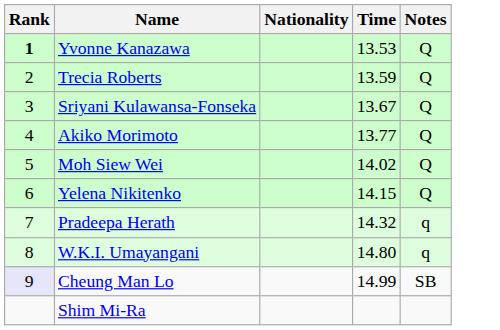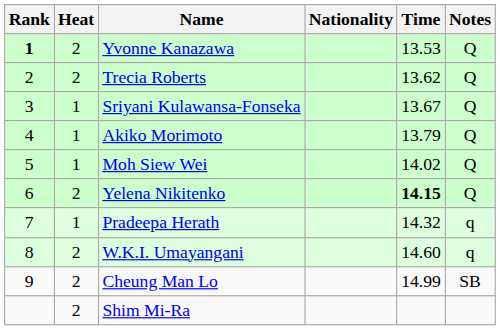+ column: (76, 19)
(377, 77) 13.59 -> (421, 77) 13.62
(377, 135) 13.77 -> (421, 135) 13.79
(377, 193) normal -> (421, 193) bold
(377, 251) 14.80 -> (421, 251) 14.60
(29, 280) lavender background -> (29, 280) no background
